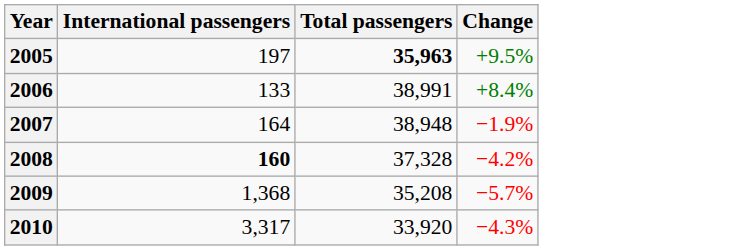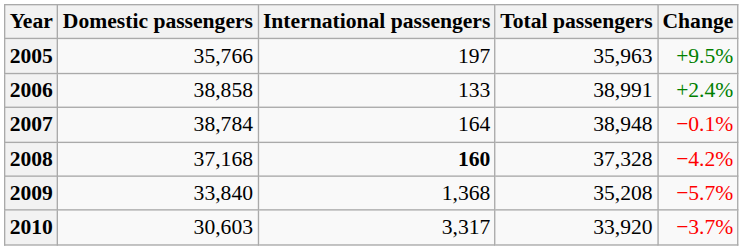+ column: (158, 21)
(423, 55) bold -> (623, 55) normal
(505, 90) +8.4% -> (705, 90) +2.4%
(505, 124) −1.9% -> (705, 124) −0.1%
(505, 227) −4.3% -> (705, 227) −3.7%
